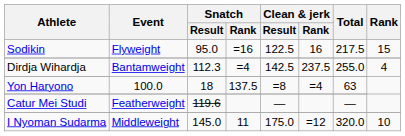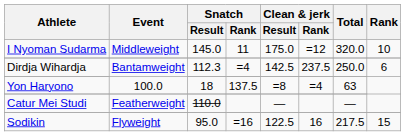rows swapped: (26, 49) <-> (57, 122)
(350, 67) 255.0 -> (350, 67) 250.0
(384, 67) 4 -> (384, 67) 6
(207, 104) 119.6 -> (207, 104) 110.0
